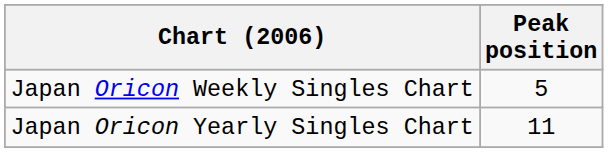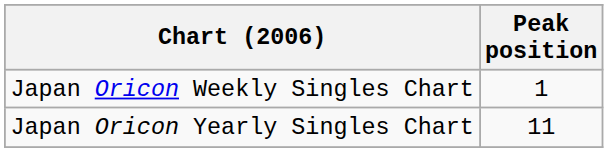(541, 89) 5 -> (541, 89) 1
